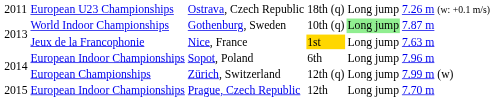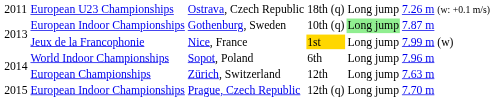(100, 25) World Indoor Championships -> (108, 25) European Indoor Championships
(418, 42) 7.63 m -> (428, 42) 7.99 m (w)
(108, 58) European Indoor Championships -> (100, 58) World Indoor Championships
(326, 74) 12th (q) -> (318, 74) 12th
(428, 74) 7.99 m (w) -> (418, 74) 7.63 m
(318, 90) 12th -> (326, 90) 12th (q)
